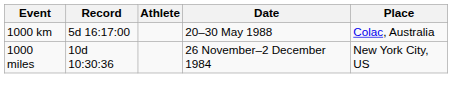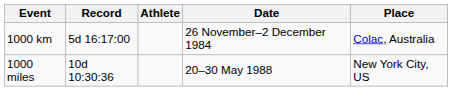(229, 32) 20–30 May 1988 -> (255, 38) 26 November–2 December 1984
(255, 57) 26 November–2 December 1984 -> (229, 70) 20–30 May 1988
